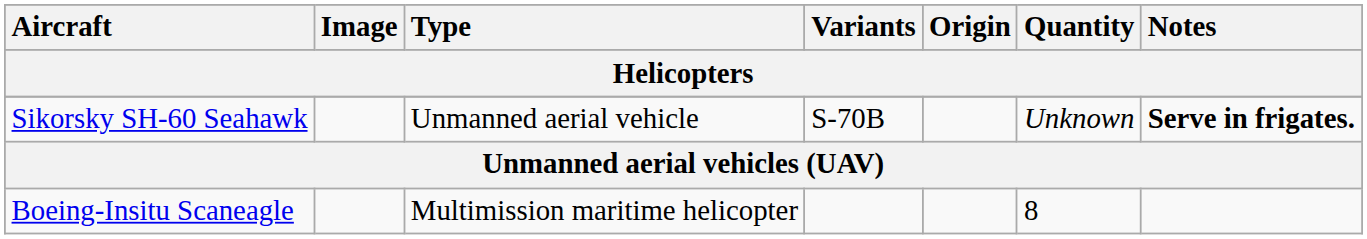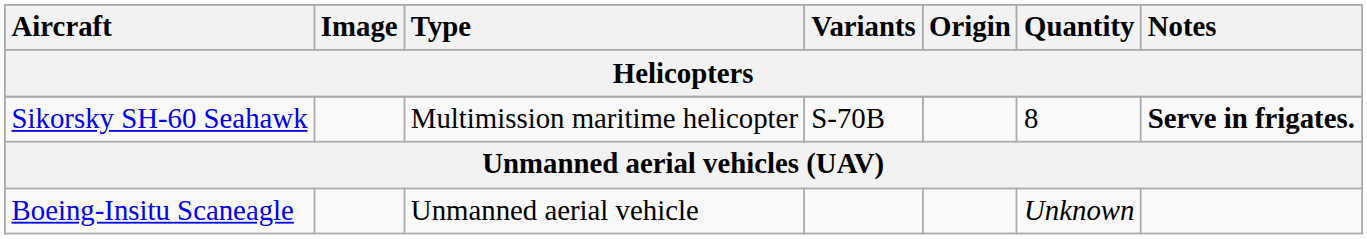(555, 118) Unmanned aerial vehicle -> (604, 118) Multimission maritime helicopter
(1079, 118) Unknown -> (1031, 118) 8
(604, 210) Multimission maritime helicopter -> (555, 210) Unmanned aerial vehicle
(1031, 210) 8 -> (1079, 210) Unknown
